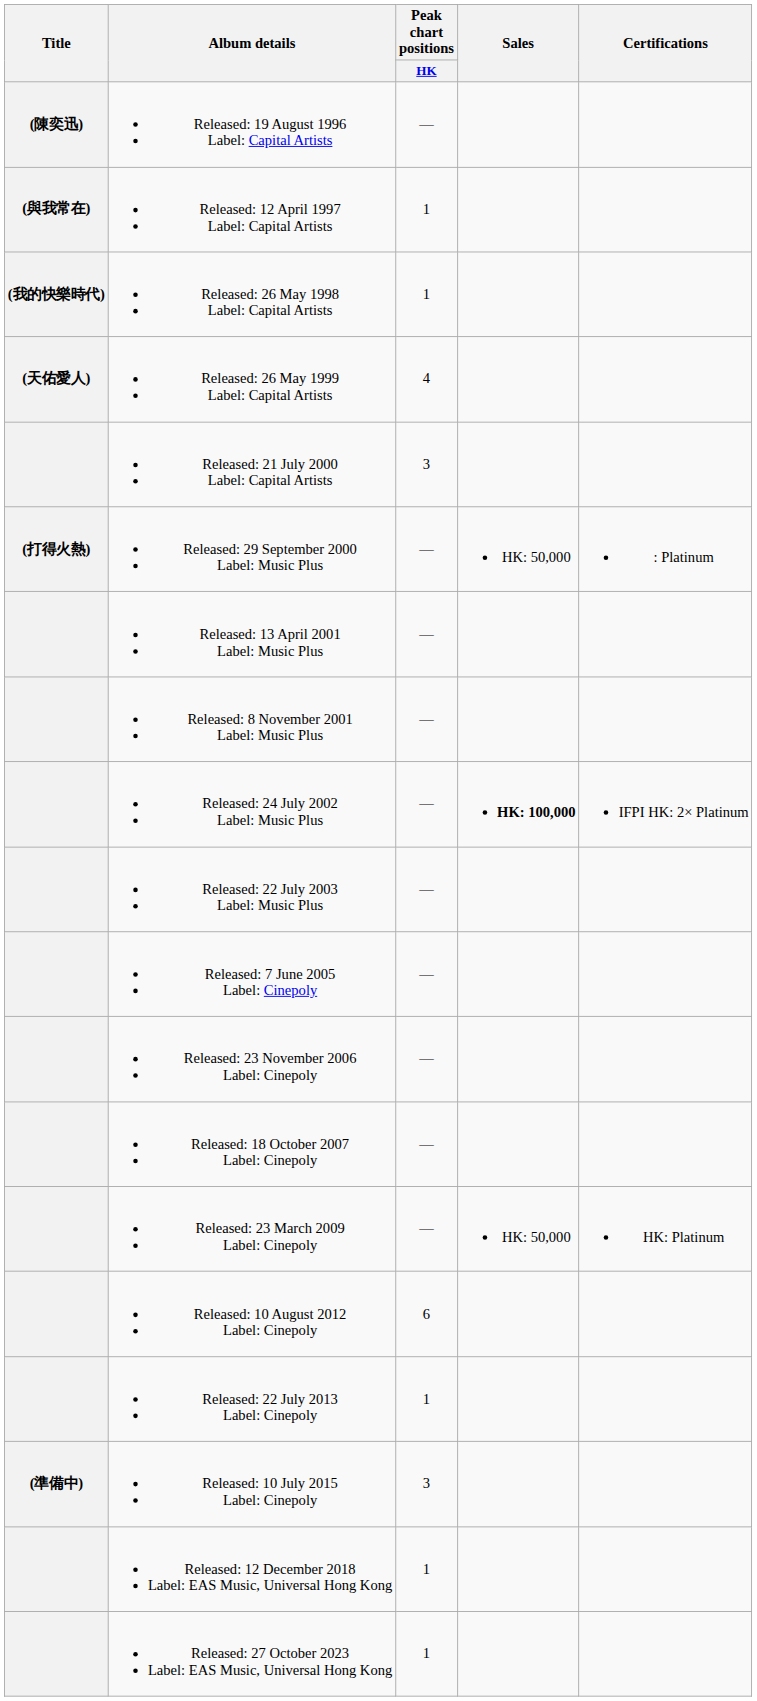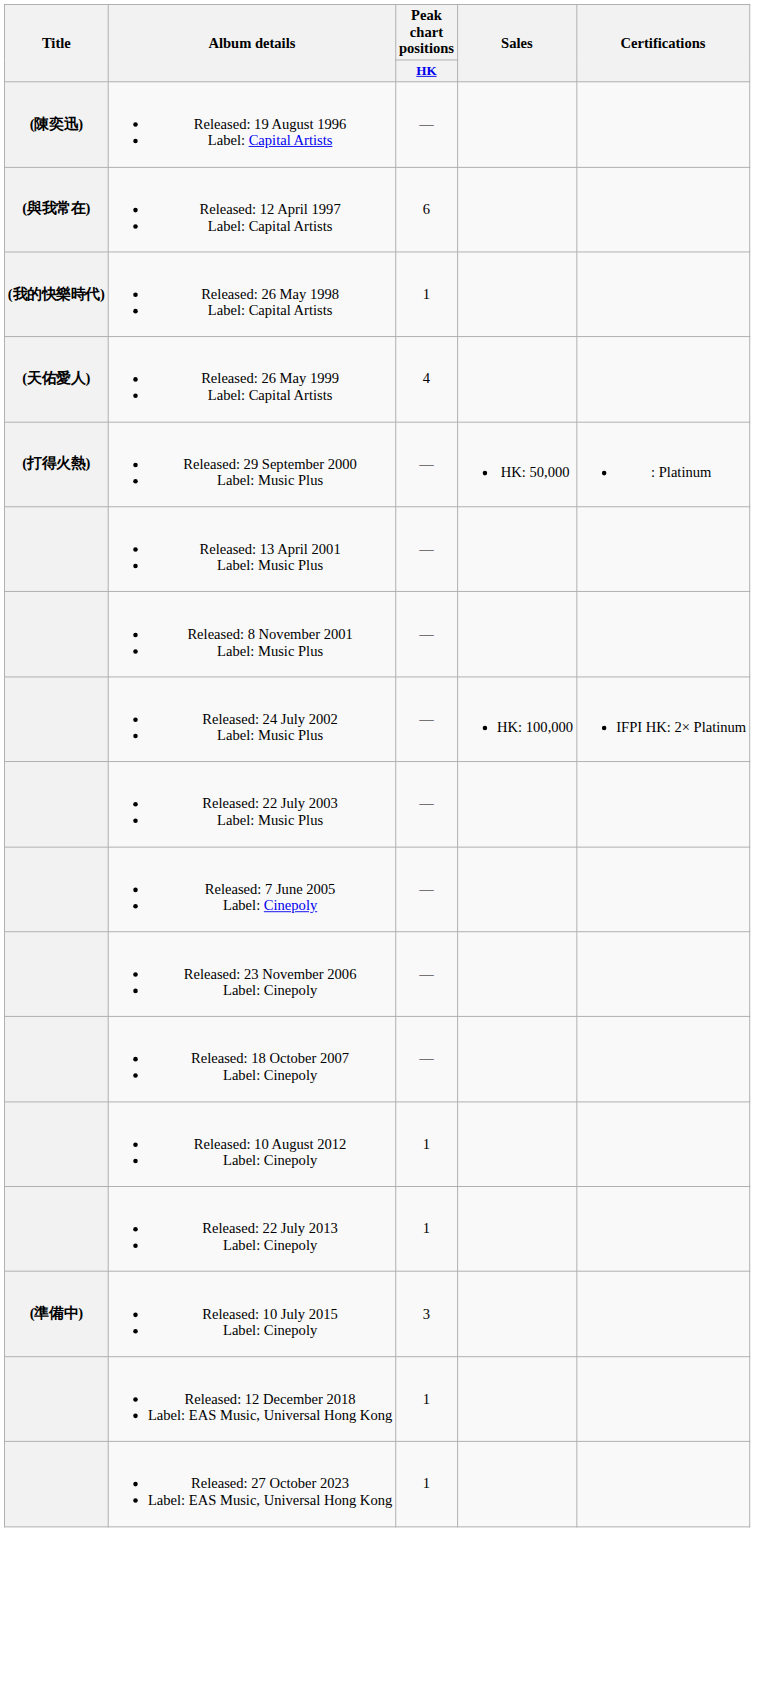(426, 209) 1 -> (426, 209) 6
- row: (252, 472)
(518, 812) bold -> (517, 727) normal
- row: (252, 1237)
(426, 1314) 6 -> (426, 1144) 1
